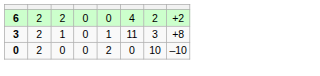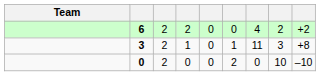+ column: (67, 13)
